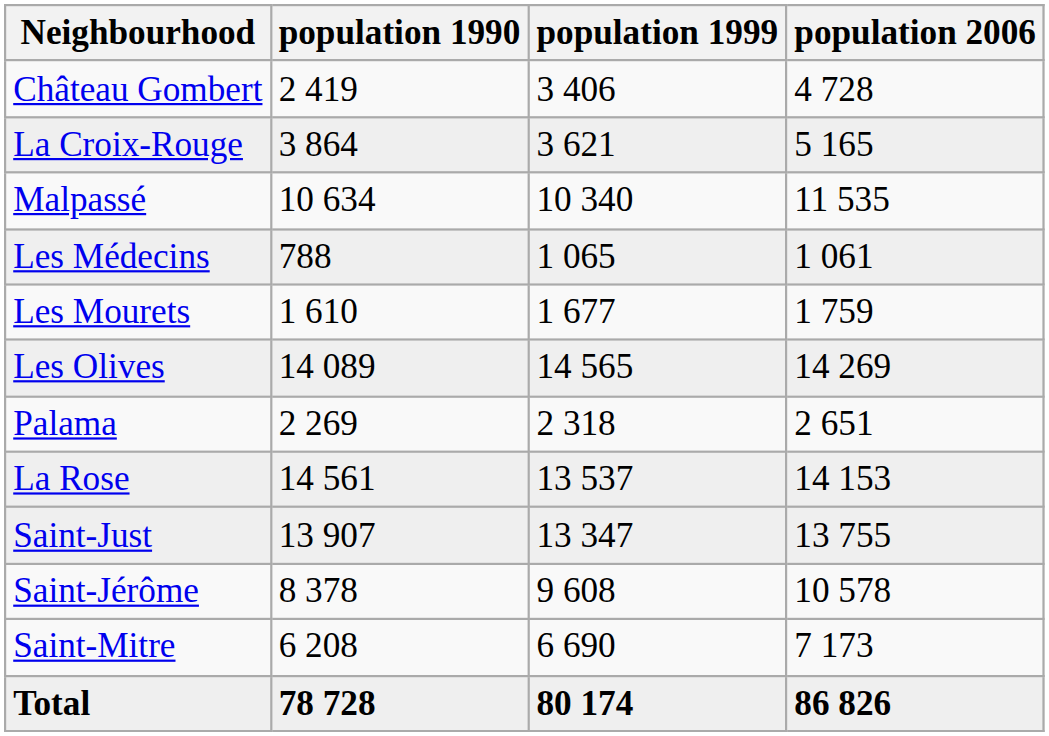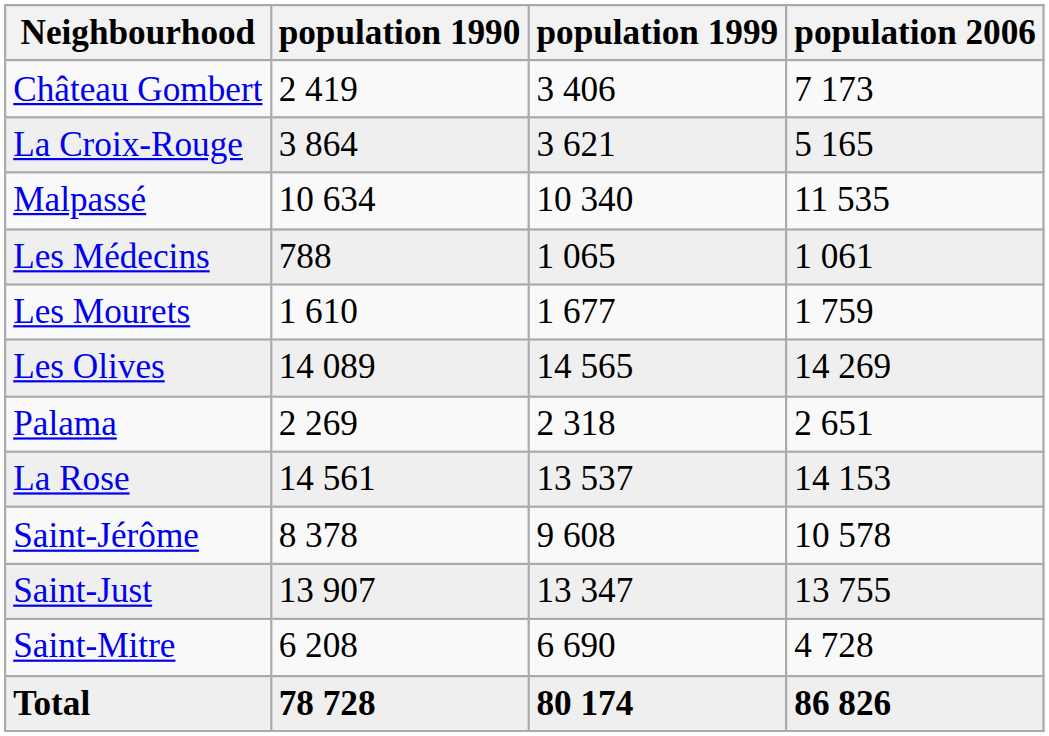(834, 88) 4 728 -> (834, 88) 7 173
rows swapped: (106, 590) <-> (83, 534)
(834, 646) 7 173 -> (834, 646) 4 728
